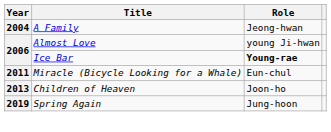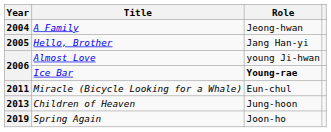+ row: (73, 42)
(266, 88) Joon-ho -> (272, 104) Jung-hoon
(272, 104) Jung-hoon -> (266, 119) Joon-ho
